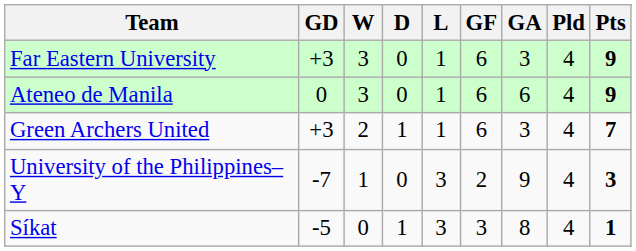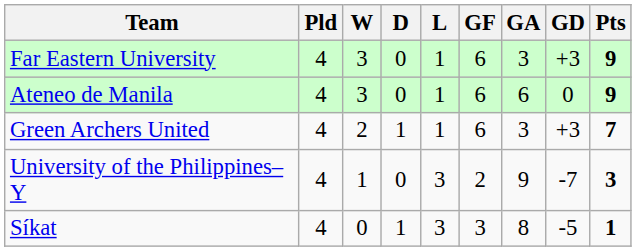columns swapped: (569, 22) <-> (321, 22)
